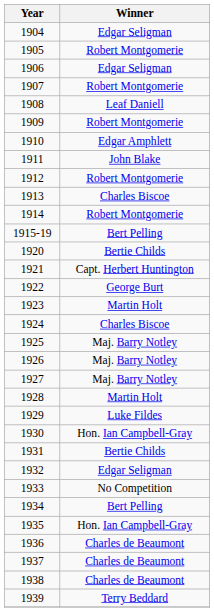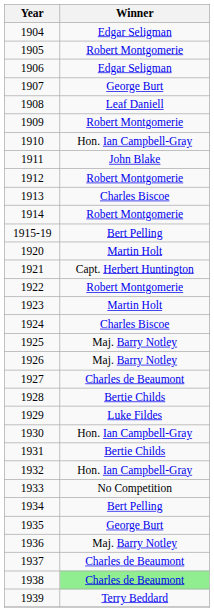(135, 86) Robert Montgomerie -> (135, 86) George Burt
(135, 141) Edgar Amphlett -> (135, 141) Hon. Ian Campbell-Gray
(135, 251) Bertie Childs -> (135, 251) Martin Holt
(135, 287) George Burt -> (135, 287) Robert Montgomerie
(135, 379) Maj. Barry Notley -> (135, 379) Charles de Beaumont
(135, 397) Martin Holt -> (135, 397) Bertie Childs
(135, 470) Edgar Seligman -> (135, 470) Hon. Ian Campbell-Gray
(135, 525) Hon. Ian Campbell-Gray -> (135, 525) George Burt
(135, 543) Charles de Beaumont -> (135, 543) Maj. Barry Notley
(135, 580) no background -> (135, 580) lightgreen background
